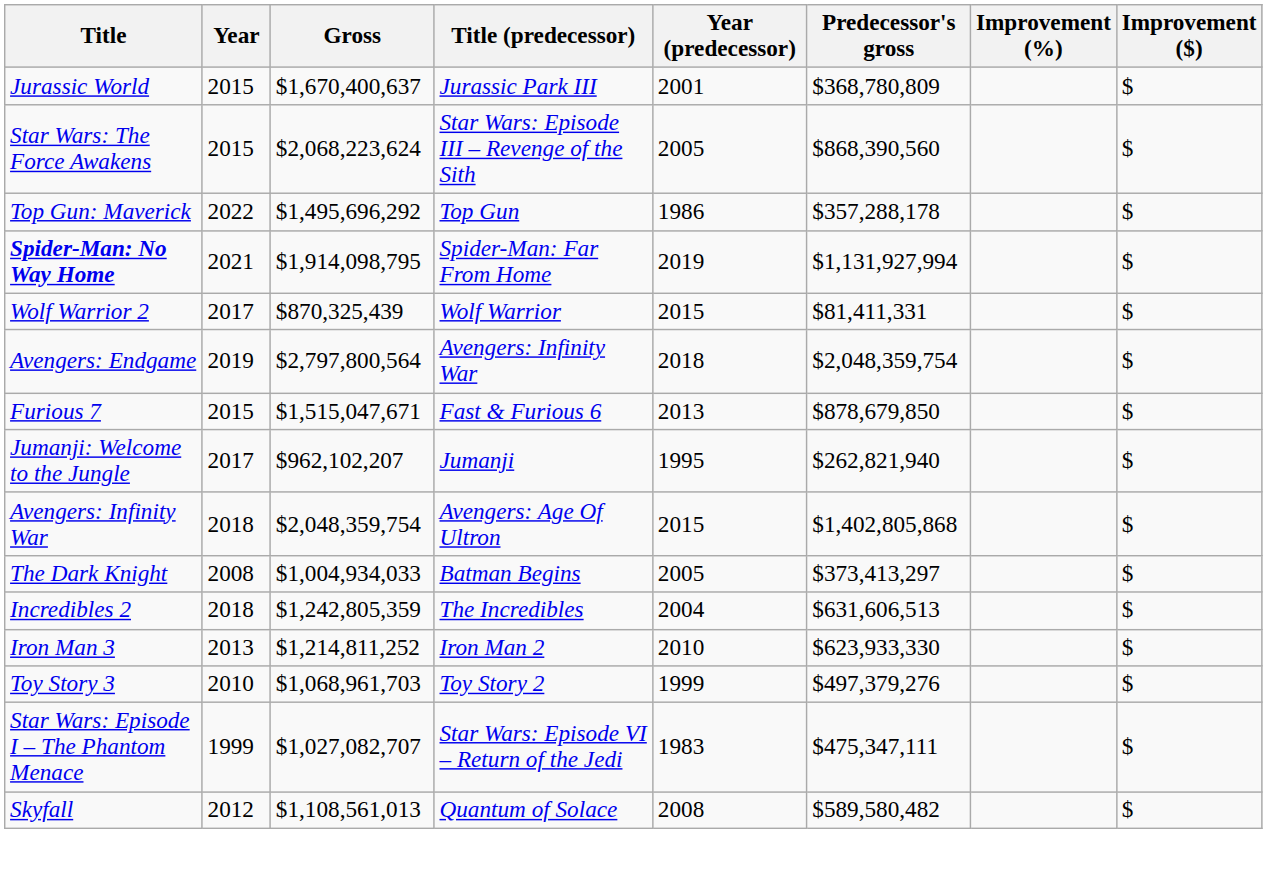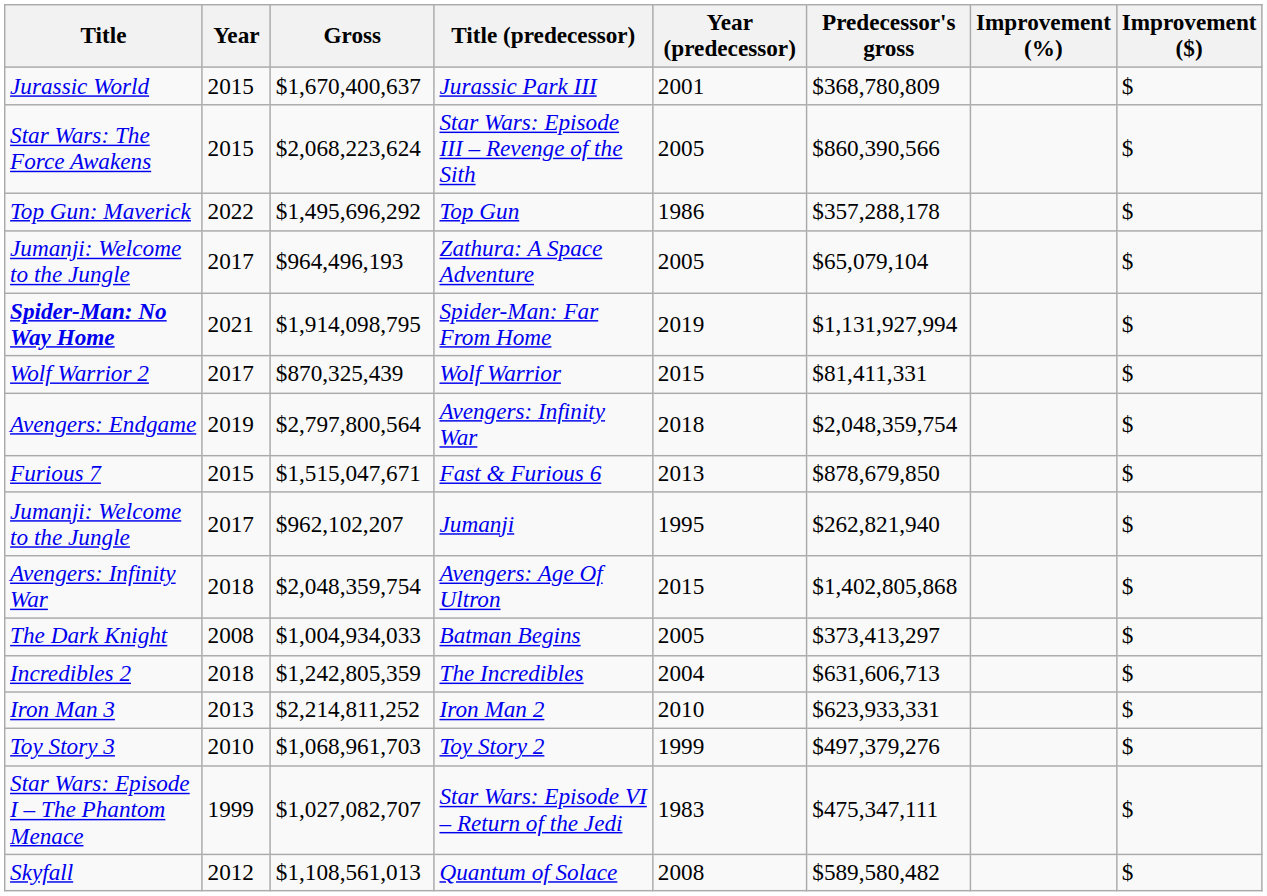(876, 148) $868,390,560 -> (876, 148) $860,390,566
+ row: (521, 261)
(876, 610) $631,606,513 -> (876, 673) $631,606,713
(348, 647) $1,214,811,252 -> (348, 710) $2,214,811,252
(876, 647) $623,933,330 -> (876, 710) $623,933,331
